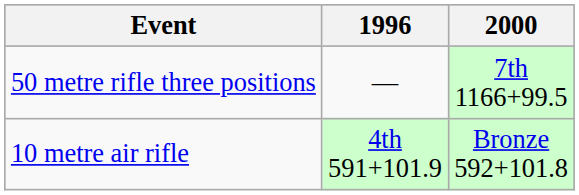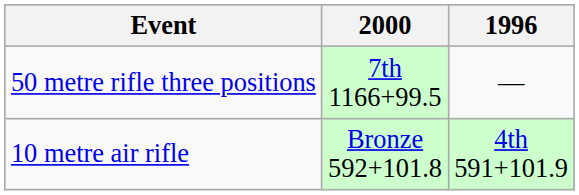columns swapped: (385, 25) <-> (511, 25)
